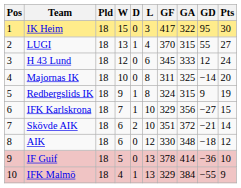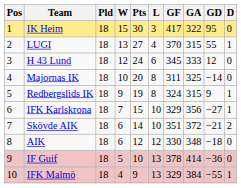columns swapped: (136, 12) <-> (227, 12)
